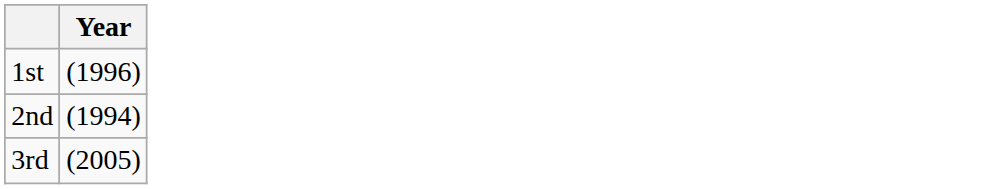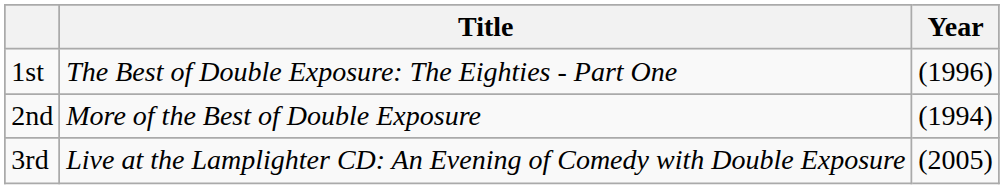+ column: (486, 26)
